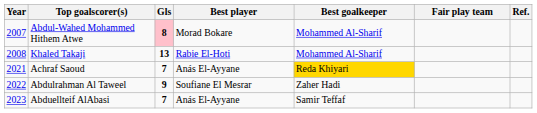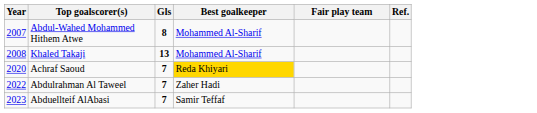- column: (234, 12)
(164, 33) pink background -> (164, 33) no background
(16, 69) 2021 -> (16, 69) 2020
(164, 85) 9 -> (164, 85) 7
